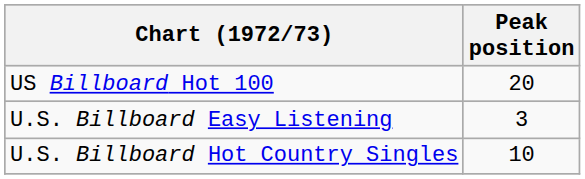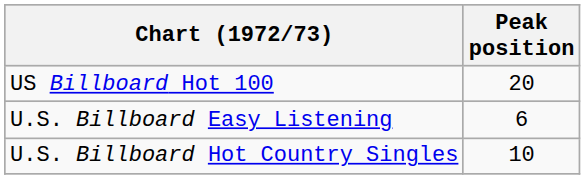(522, 120) 3 -> (522, 120) 6
